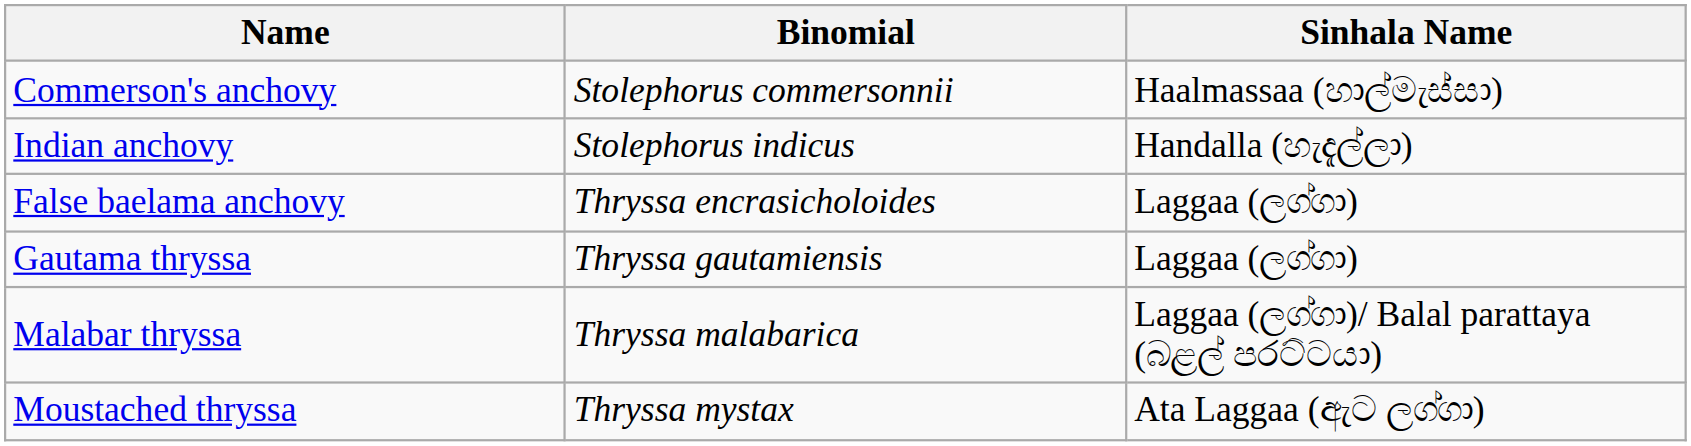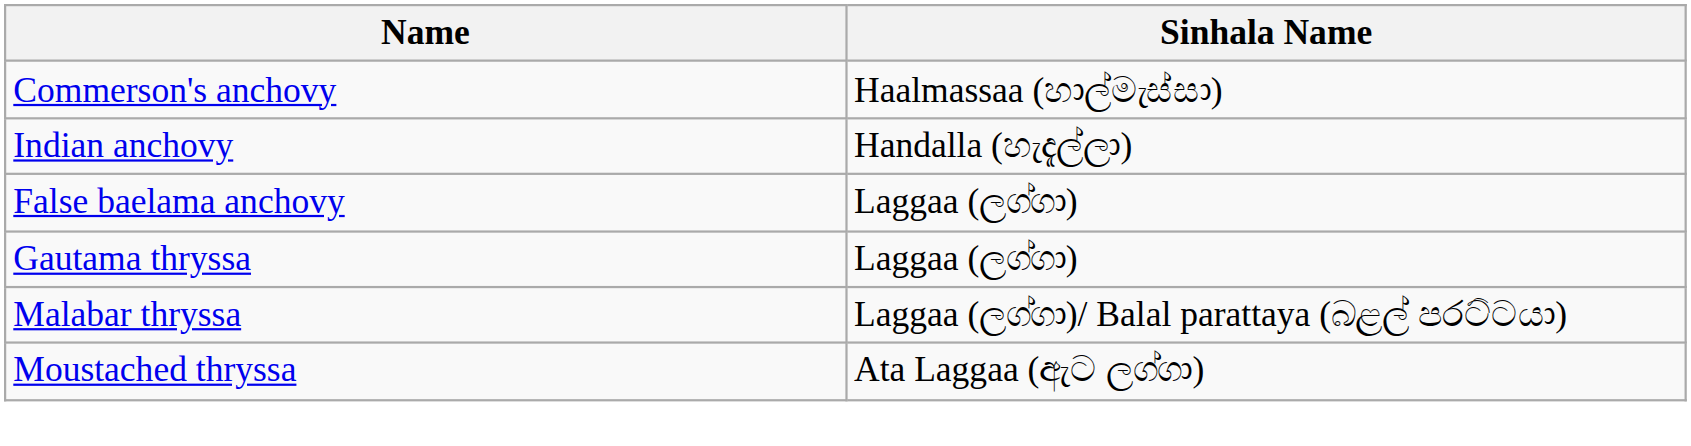- column: (846, 32)
